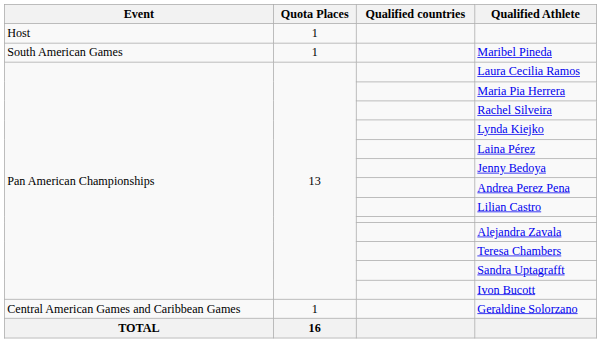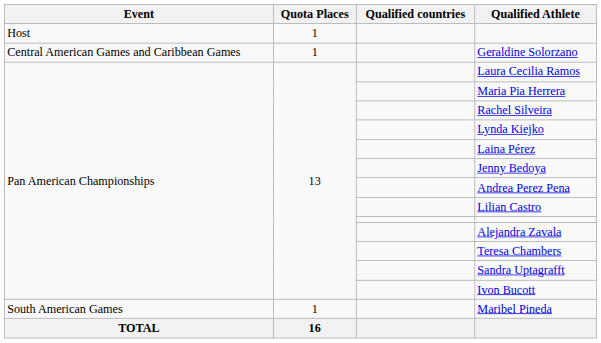rows swapped: (65, 52) <-> (124, 309)
